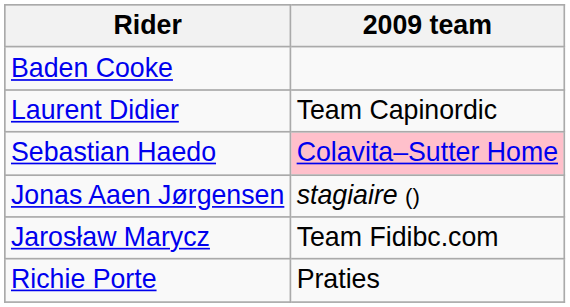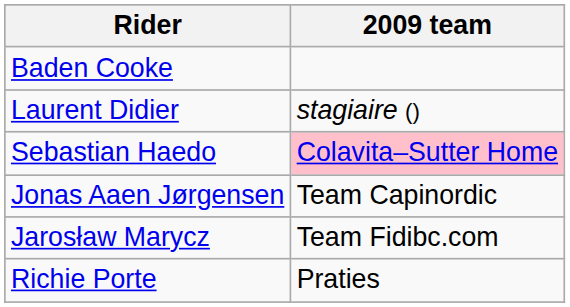(397, 110) Team Capinordic -> (358, 110) stagiaire ()
(358, 195) stagiaire () -> (397, 195) Team Capinordic
